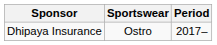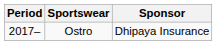columns swapped: (192, 13) <-> (54, 13)
